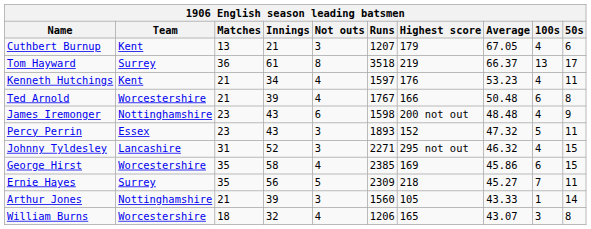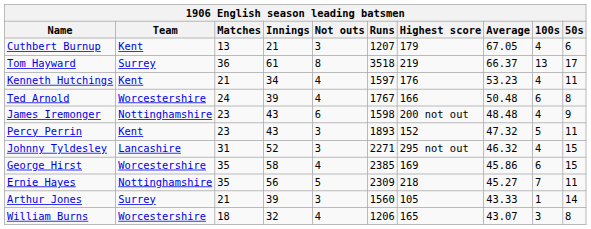(223, 98) 21 -> (223, 98) 24
(134, 132) Essex -> (131, 132) Kent
(137, 182) Surrey -> (165, 182) Nottinghamshire
(165, 199) Nottinghamshire -> (137, 199) Surrey
